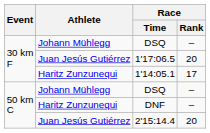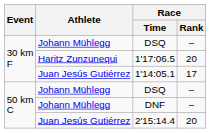(84, 59) Juan Jesús Gutiérrez -> (78, 59) Haritz Zunzunequi
(78, 74) Haritz Zunzunequi -> (84, 74) Juan Jesús Gutiérrez
(78, 105) Haritz Zunzunequi -> (74, 105) Johann Mühlegg
